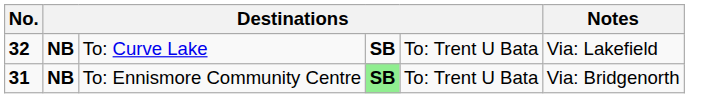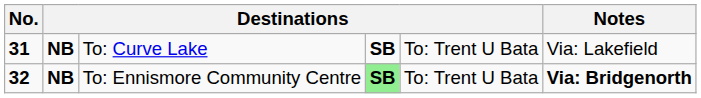(19, 48) 32 -> (19, 48) 31
(19, 78) 31 -> (19, 78) 32
(613, 78) normal -> (619, 78) bold
